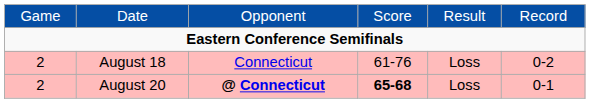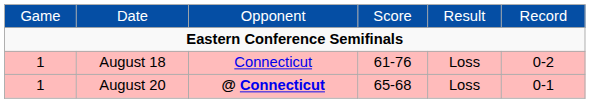(40, 62) 2 -> (40, 62) 1
(40, 86) 2 -> (40, 86) 1
(393, 86) bold -> (393, 86) normal
